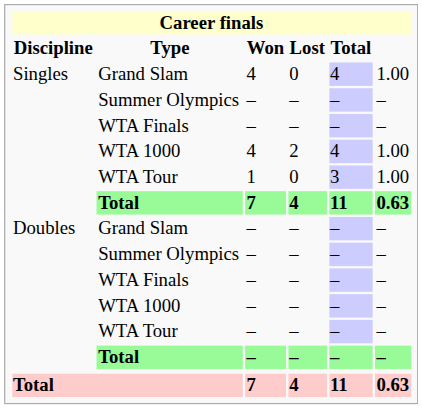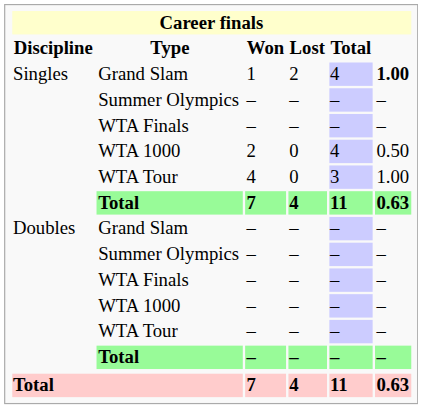(251, 74) 4 -> (251, 74) 1
(294, 74) 0 -> (294, 74) 2
(393, 74) normal -> (393, 74) bold
(251, 151) 4 -> (251, 151) 2
(294, 151) 2 -> (294, 151) 0
(393, 151) 1.00 -> (393, 151) 0.50
(251, 177) 1 -> (251, 177) 4
